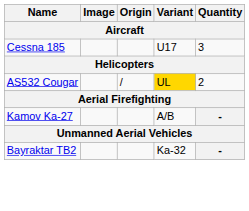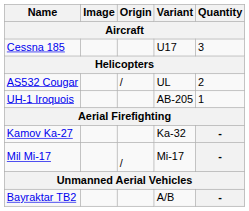(164, 82) gold background -> (164, 82) no background
+ row: (40, 99)
(166, 116) A/B -> (171, 133) Ka-32
+ row: (29, 157)
(171, 151) Ka-32 -> (166, 197) A/B
